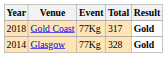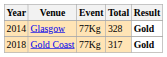rows swapped: (53, 28) <-> (48, 44)
